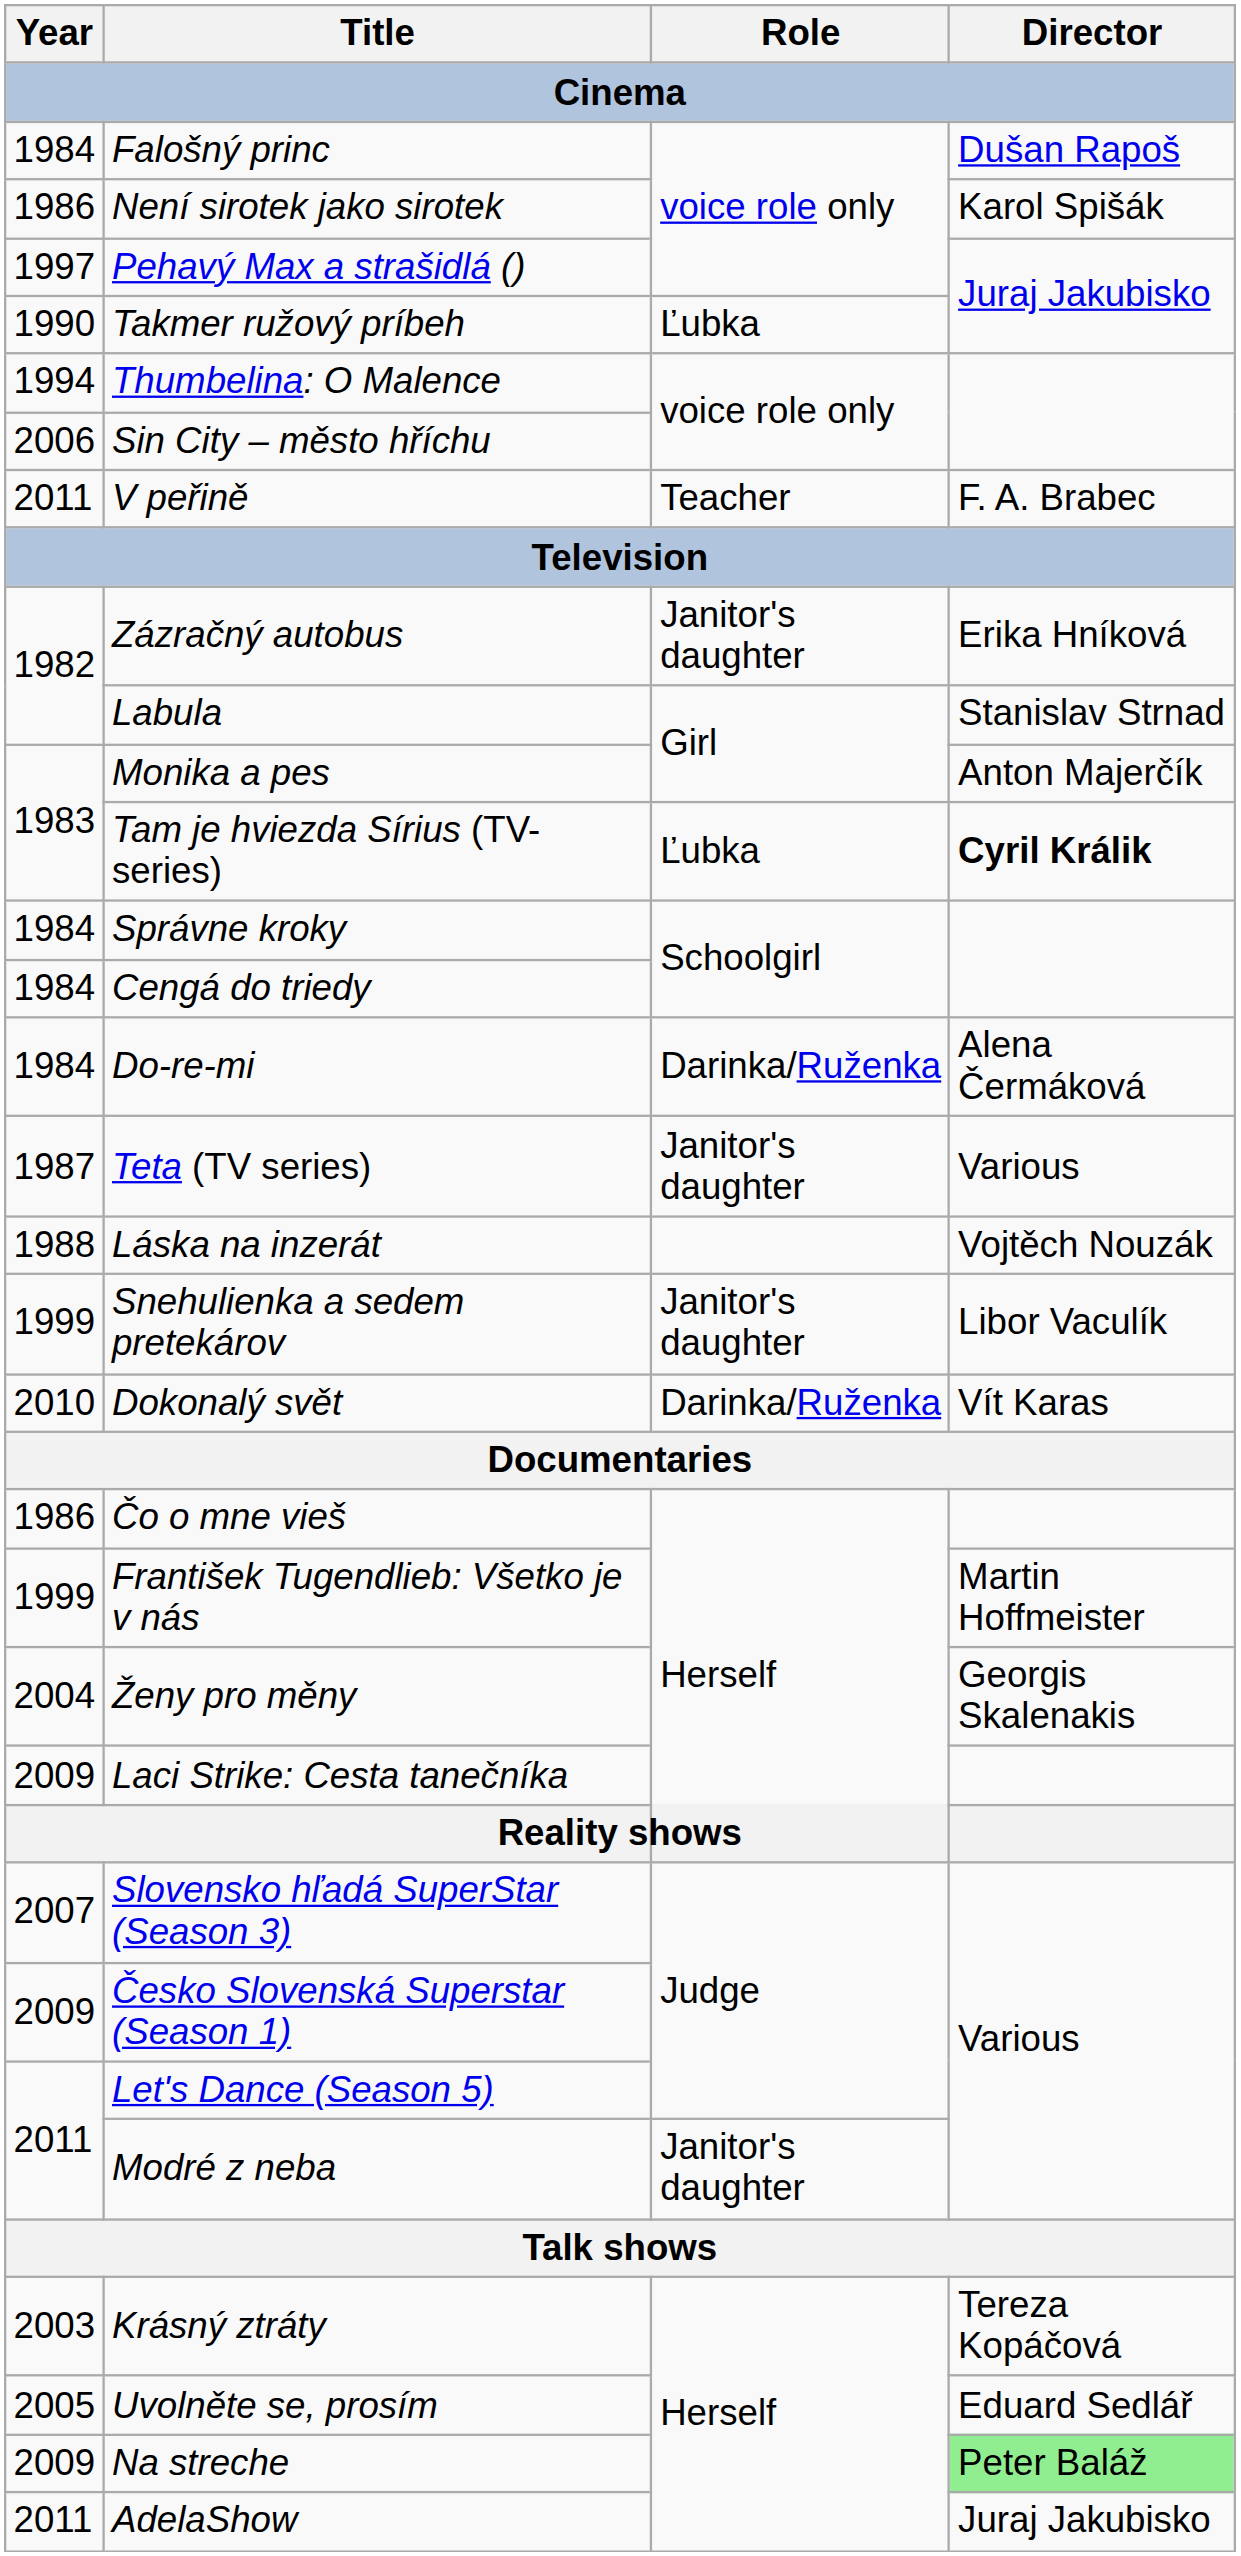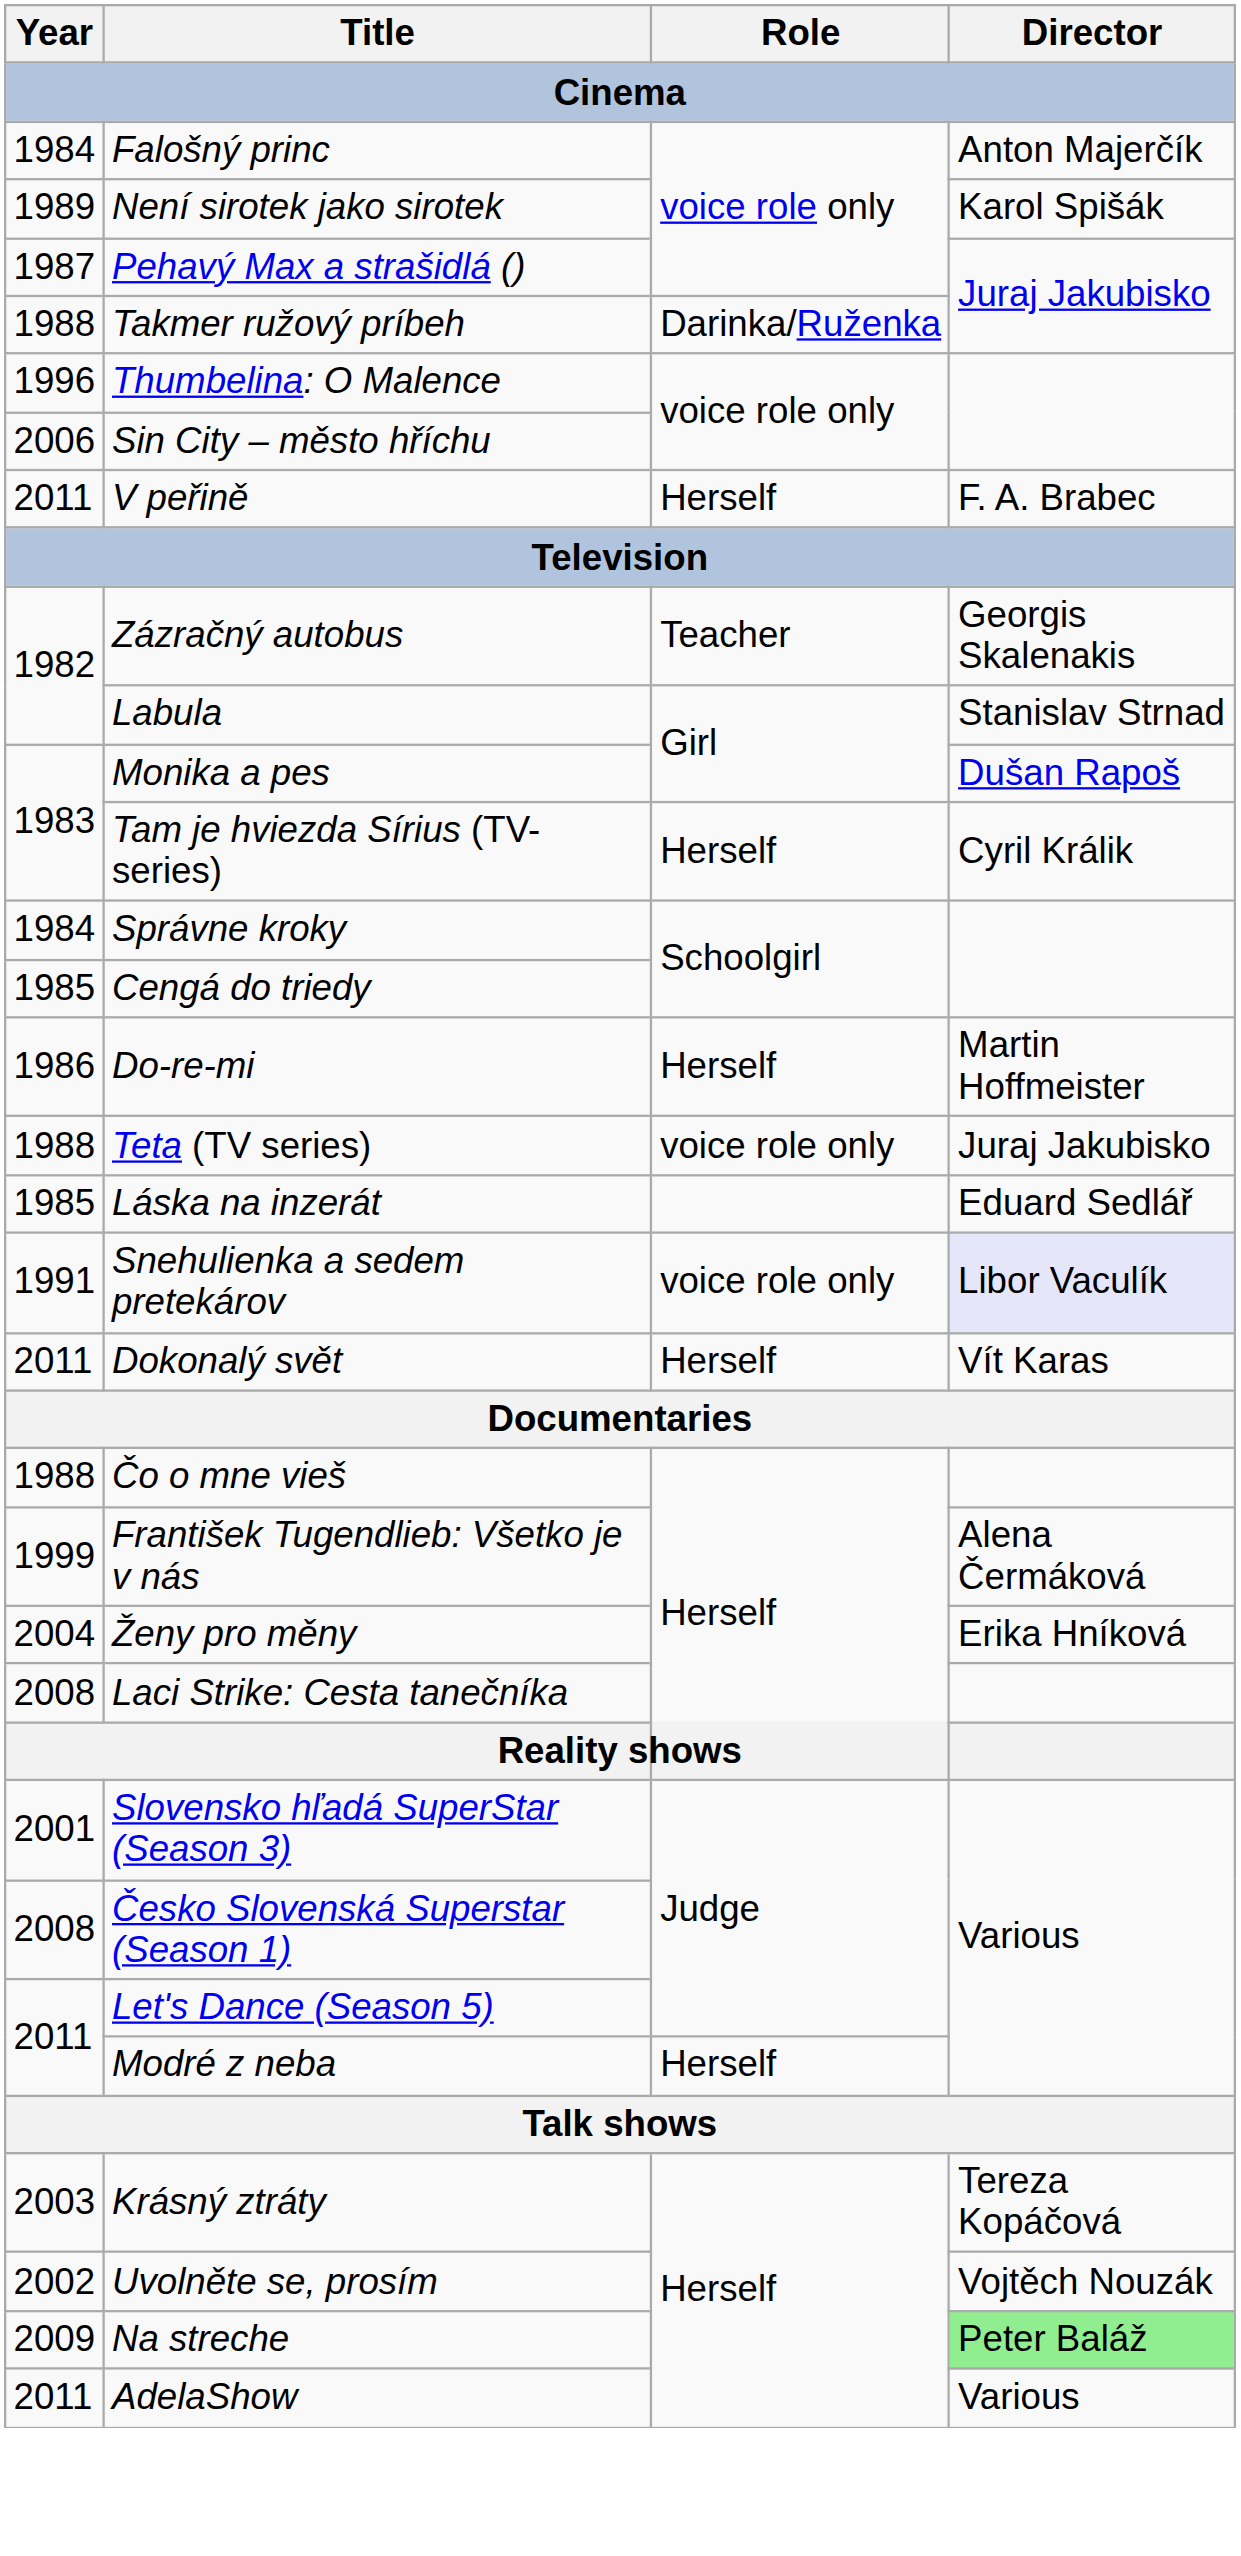(1069, 149) Dušan Rapoš -> (1080, 149) Anton Majerčík
(54, 207) 1986 -> (54, 207) 1989
(54, 265) 1997 -> (54, 265) 1987
(54, 324) 1990 -> (54, 324) 1988
(710, 324) Ľubka -> (801, 324) Darinka/Ruženka
(54, 382) 1994 -> (54, 382) 1996
(725, 498) Teacher -> (718, 498) Herself
(732, 635) Janitor's daughter -> (725, 635) Teacher
(1072, 635) Erika Hníková -> (1047, 635) Georgis Skalenakis
(1080, 772) Anton Majerčík -> (1069, 772) Dušan Rapoš
(710, 850) Ľubka -> (718, 850) Herself
(1055, 850) bold -> (1046, 850) normal
(54, 987) 1984 -> (54, 987) 1985
(54, 1066) 1984 -> (54, 1066) 1986
(801, 1066) Darinka/Ruženka -> (718, 1066) Herself
(1052, 1066) Alena Čermáková -> (1051, 1066) Martin Hoffmeister
(54, 1165) 1987 -> (54, 1145) 1988
(732, 1165) Janitor's daughter -> (777, 1145) voice role only
(1019, 1165) Various -> (1084, 1145) Juraj Jakubisko
(54, 1244) 1988 -> (54, 1203) 1985
(1085, 1244) Vojtěch Nouzák -> (1075, 1203) Eduard Sedlář
(54, 1323) 1999 -> (54, 1281) 1991
(732, 1323) Janitor's daughter -> (777, 1281) voice role only
(1063, 1323) no background -> (1063, 1281) lavender background
(54, 1401) 2010 -> (53, 1360) 2011
(801, 1401) Darinka/Ruženka -> (718, 1360) Herself
(54, 1518) 1986 -> (54, 1476) 1988
(1051, 1596) Martin Hoffmeister -> (1052, 1555) Alena Čermáková
(1047, 1696) Georgis Skalenakis -> (1072, 1634) Erika Hníková
(54, 1774) 2009 -> (54, 1692) 2008
(54, 1911) 2007 -> (54, 1829) 2001
(54, 2010) 2009 -> (54, 1928) 2008
(732, 2168) Janitor's daughter -> (718, 2065) Herself
(54, 2404) 2005 -> (54, 2280) 2002
(1075, 2404) Eduard Sedlář -> (1085, 2280) Vojtěch Nouzák
(1084, 2520) Juraj Jakubisko -> (1019, 2397) Various
